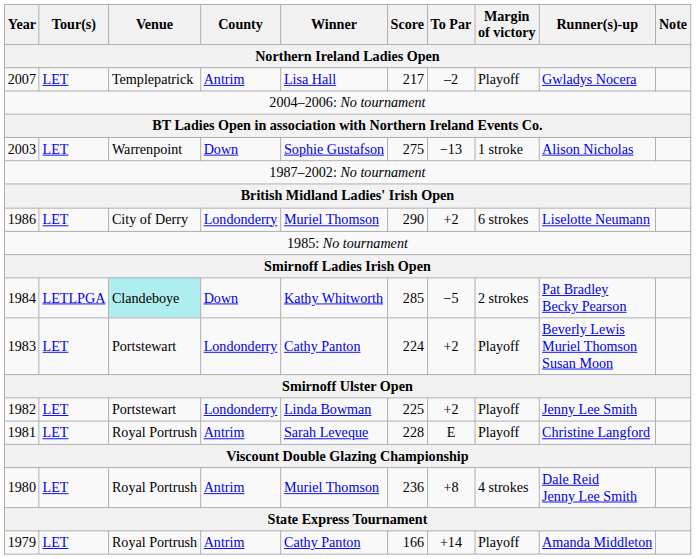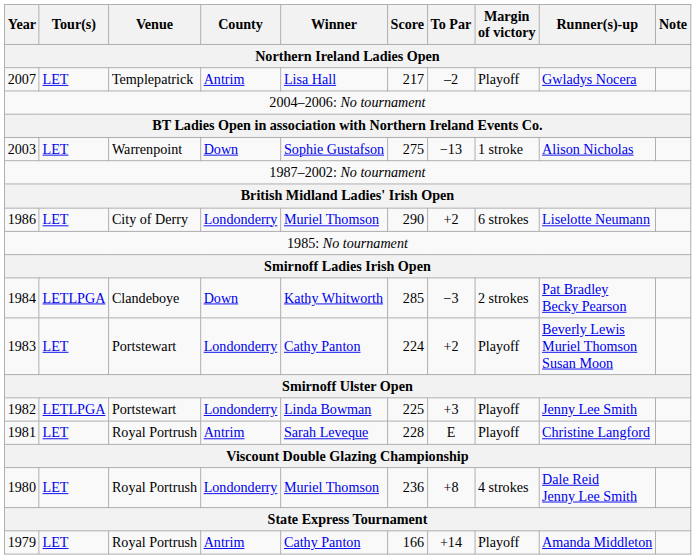(146, 297) paleturquoise background -> (146, 297) no background
(451, 297) −5 -> (451, 297) −3
(56, 409) LET -> (74, 409) LETLPGA
(451, 409) +2 -> (451, 409) +3
(224, 487) Antrim -> (241, 487) Londonderry
